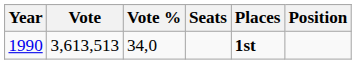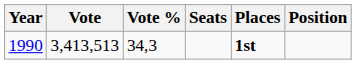(85, 45) 3,613,513 -> (85, 45) 3,413,513
(142, 45) 34,0 -> (142, 45) 34,3
